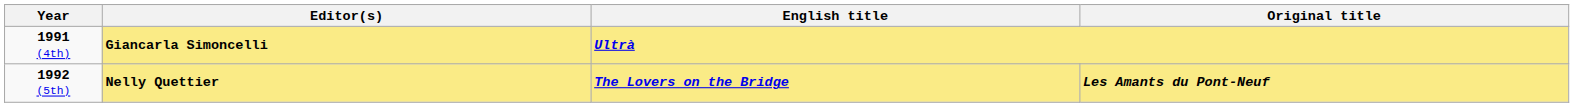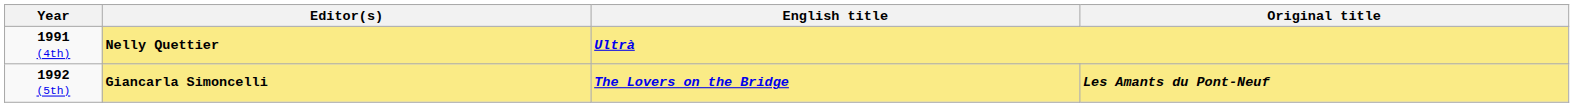(187, 45) Giancarla Simoncelli -> (162, 45) Nelly Quettier
(162, 83) Nelly Quettier -> (187, 83) Giancarla Simoncelli
